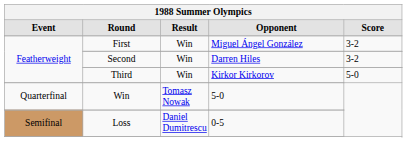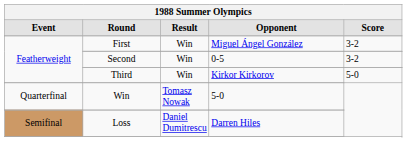(236, 59) Darren Hiles -> (218, 59) 0-5
(218, 122) 0-5 -> (236, 122) Darren Hiles
